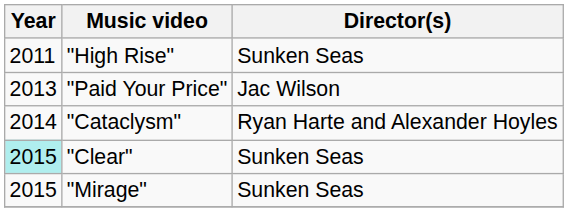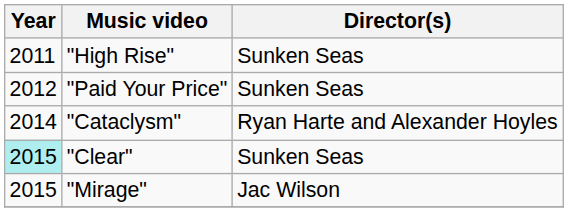(33, 88) 2013 -> (33, 88) 2012
(289, 88) Jac Wilson -> (300, 88) Sunken Seas
(300, 190) Sunken Seas -> (289, 190) Jac Wilson
